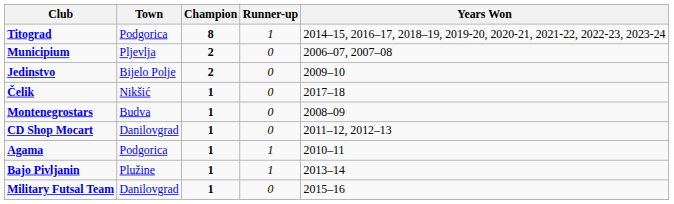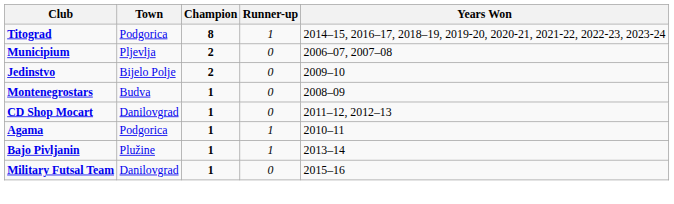- row: (21, 92)
